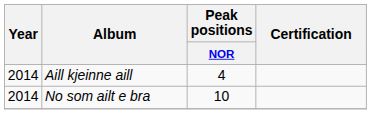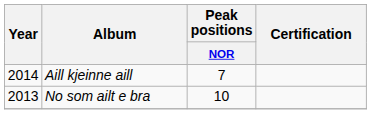(222, 75) 4 -> (222, 75) 7
(23, 97) 2014 -> (23, 97) 2013
